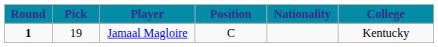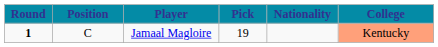columns swapped: (76, 14) <-> (231, 14)
(386, 33) no background -> (386, 33) lightsalmon background
